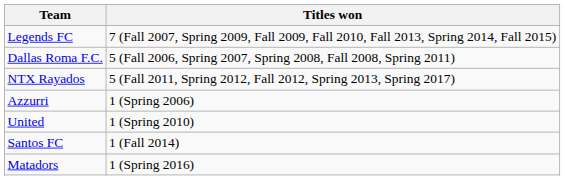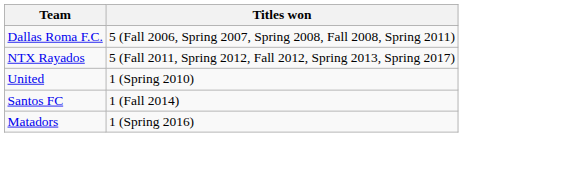- row: (40, 36)
- row: (28, 100)
